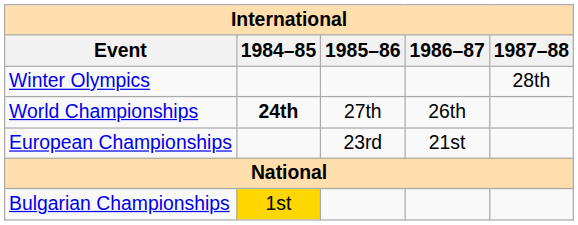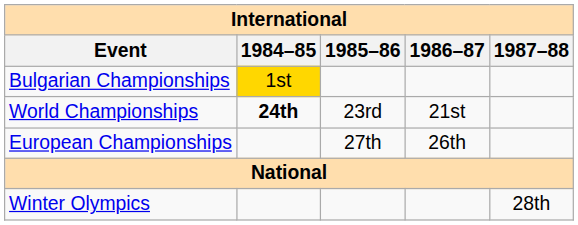rows swapped: (80, 81) <-> (119, 204)
(363, 111) 27th -> (363, 111) 23rd
(447, 111) 26th -> (447, 111) 21st
(363, 142) 23rd -> (363, 142) 27th
(447, 142) 21st -> (447, 142) 26th
